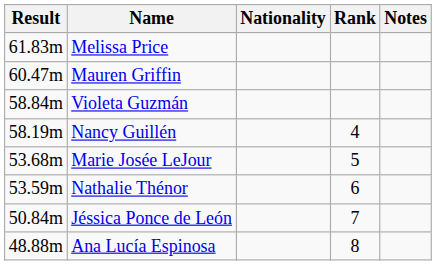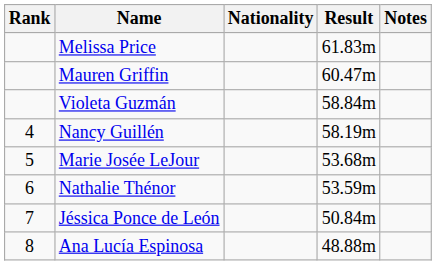columns swapped: (355, 18) <-> (36, 18)
